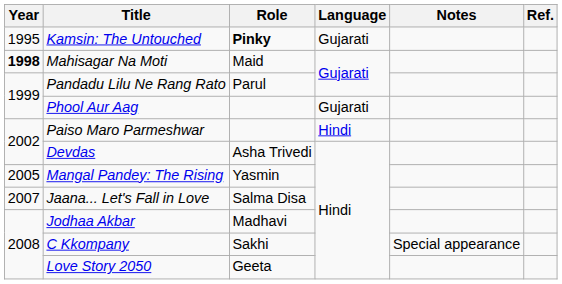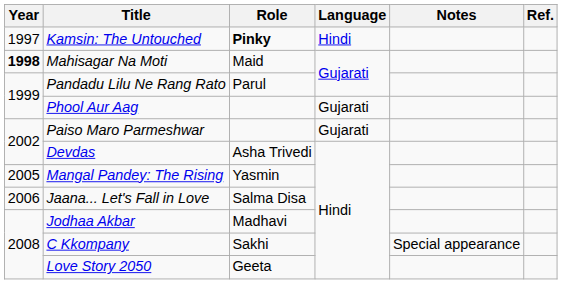(24, 38) 1995 -> (24, 38) 1997
(343, 38) Gujarati -> (335, 38) Hindi
(335, 130) Hindi -> (343, 130) Gujarati
(24, 198) 2007 -> (24, 198) 2006
